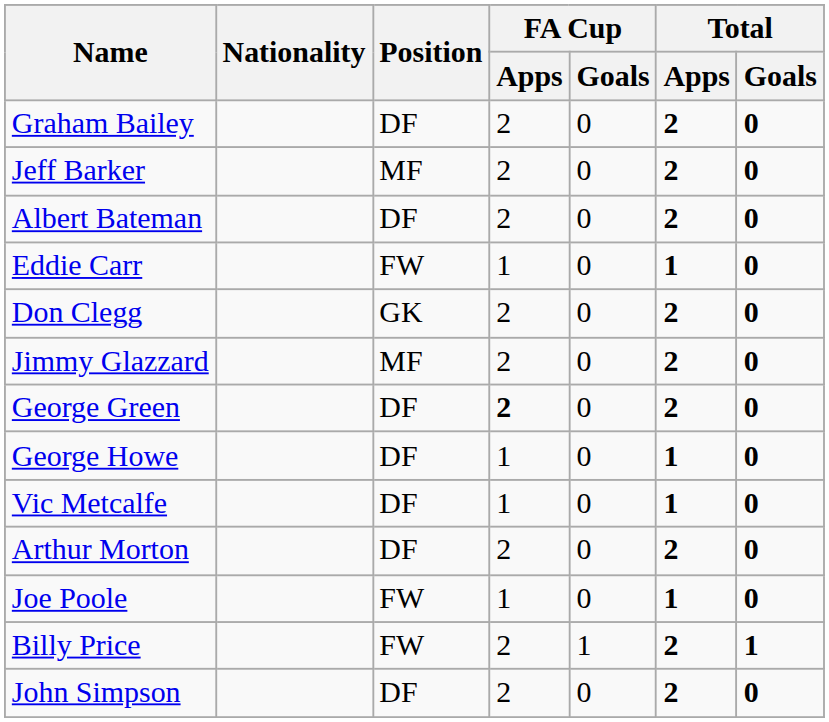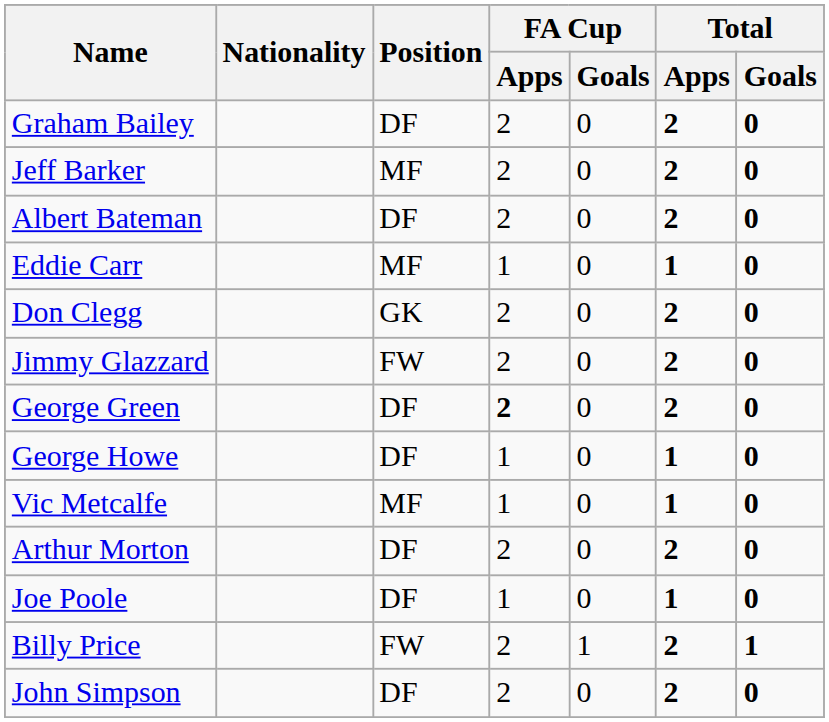(402, 265) FW -> (401, 265) MF
(401, 360) MF -> (402, 360) FW
(398, 502) DF -> (401, 502) MF
(402, 597) FW -> (398, 597) DF
